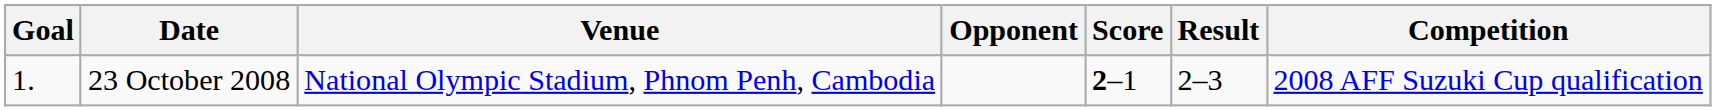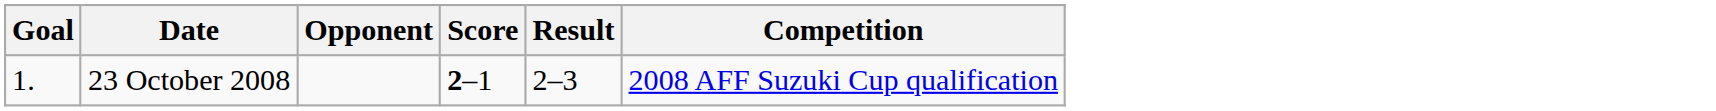- column: (620, 29)
